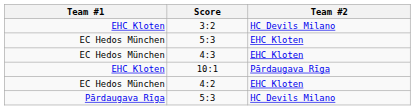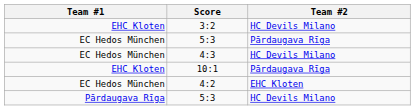(277, 40) EHC Kloten -> (290, 40) Pārdaugava Rīga
(277, 55) EHC Kloten -> (293, 55) HC Devils Milano
